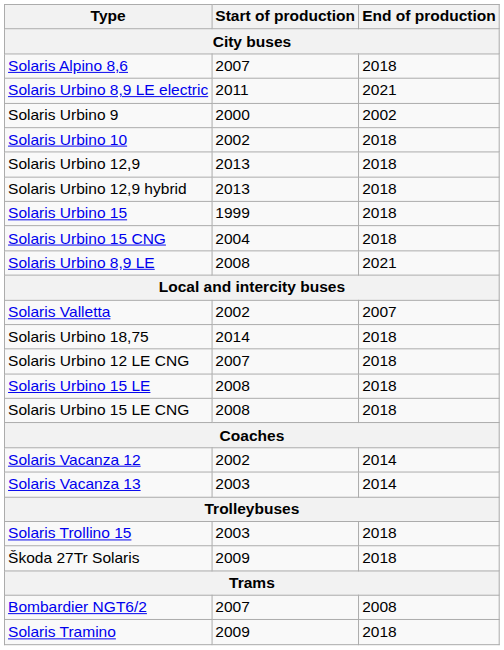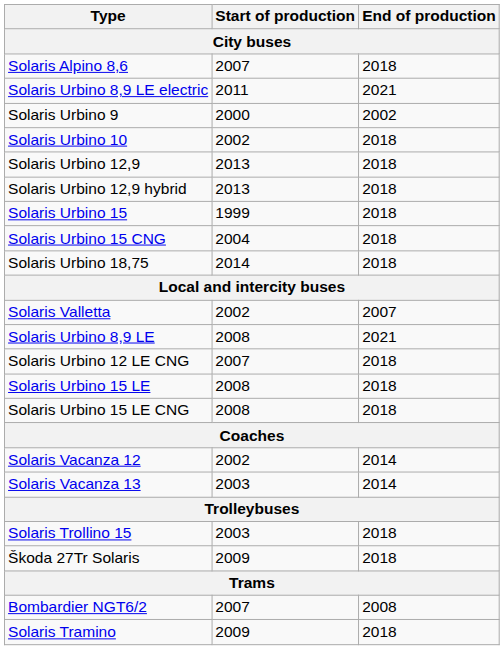rows swapped: (78, 336) <-> (81, 262)
